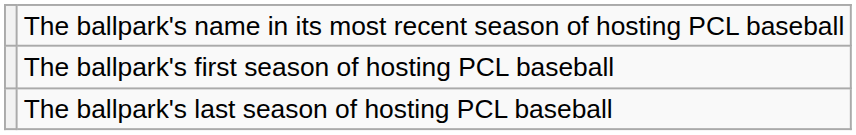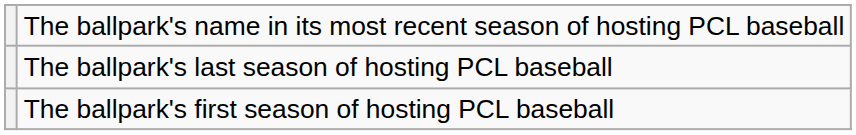rows swapped: (319, 67) <-> (318, 109)
